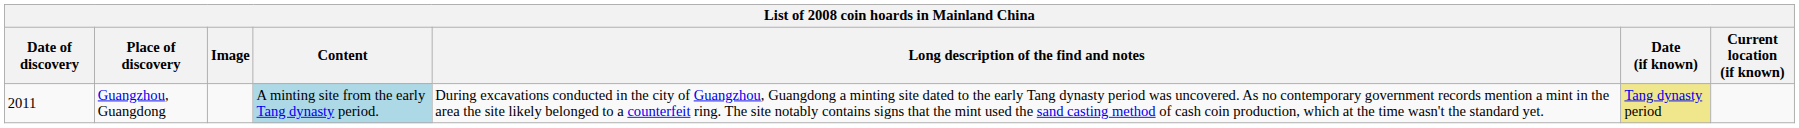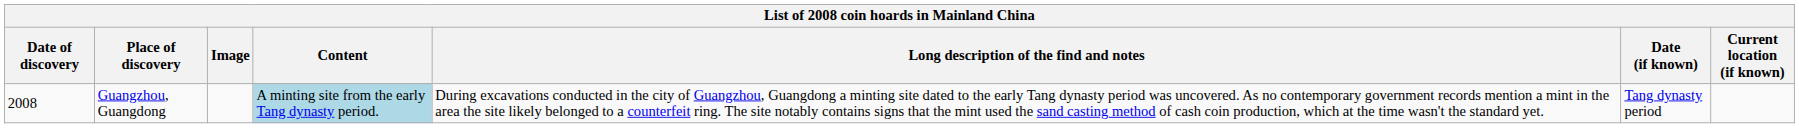(22, 103) 2011 -> (22, 103) 2008
(1663, 103) khaki background -> (1663, 103) no background
